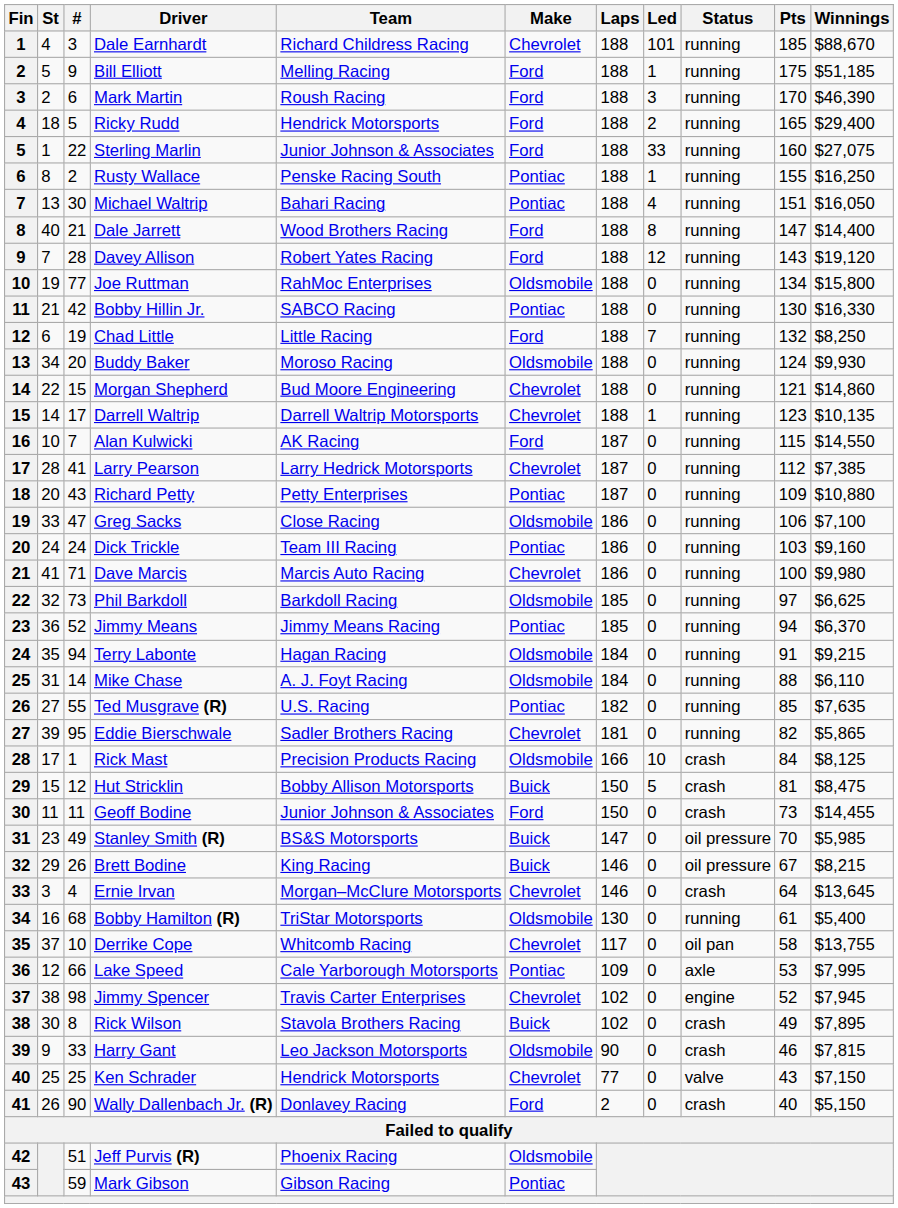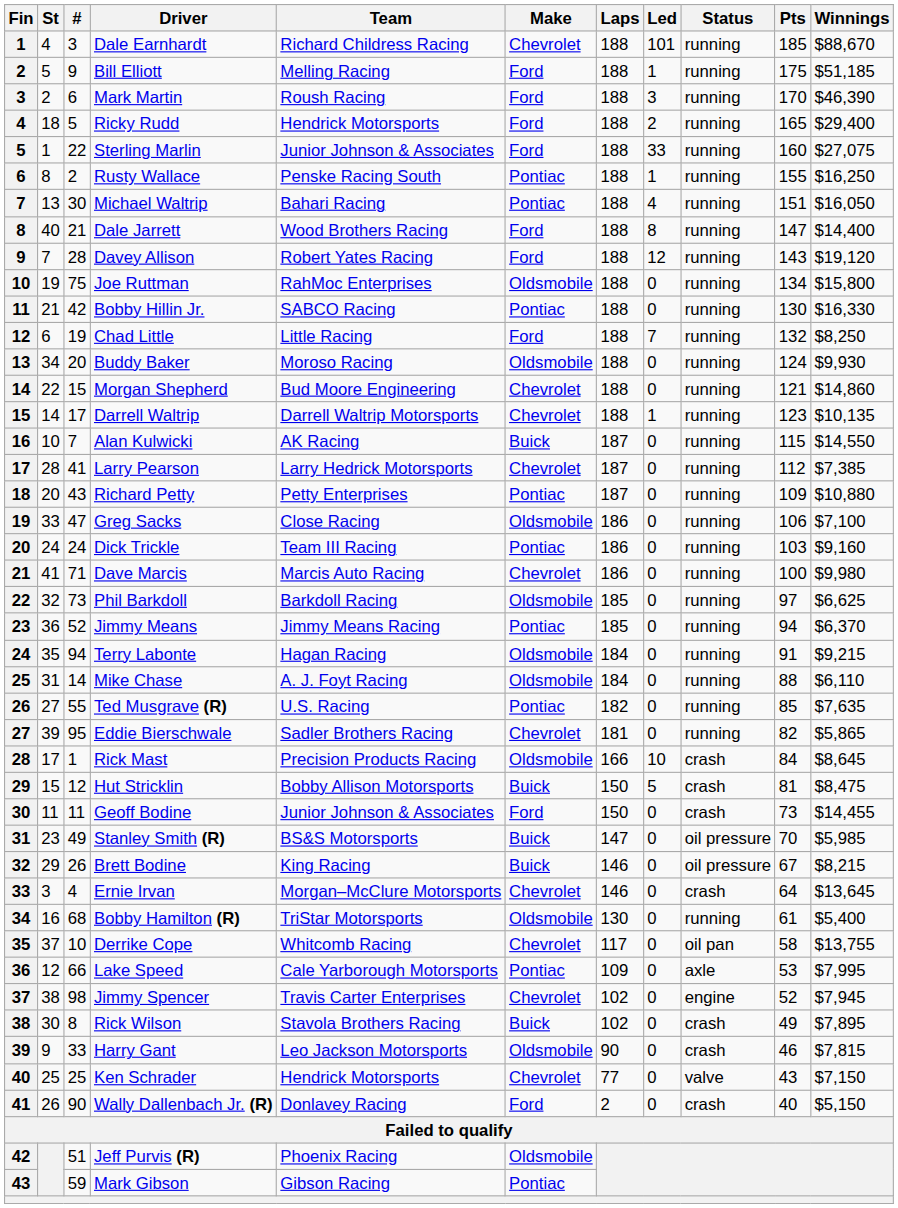(77, 283) 77 -> (77, 283) 75
(526, 441) Ford -> (530, 441) Buick
(840, 759) $8,125 -> (840, 759) $8,645
